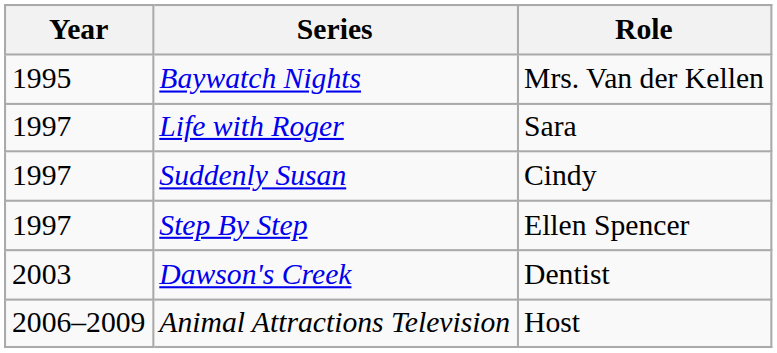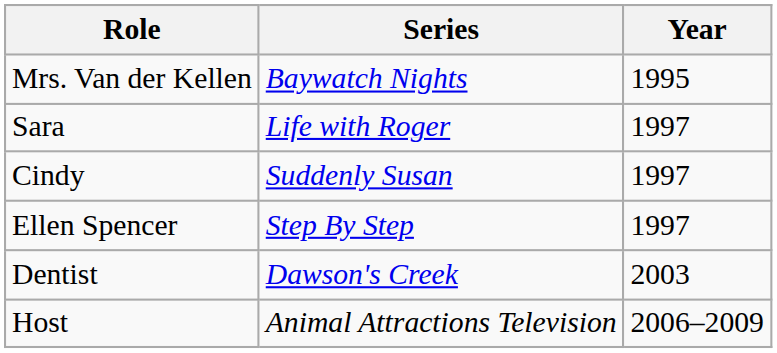columns swapped: (79, 29) <-> (644, 29)
